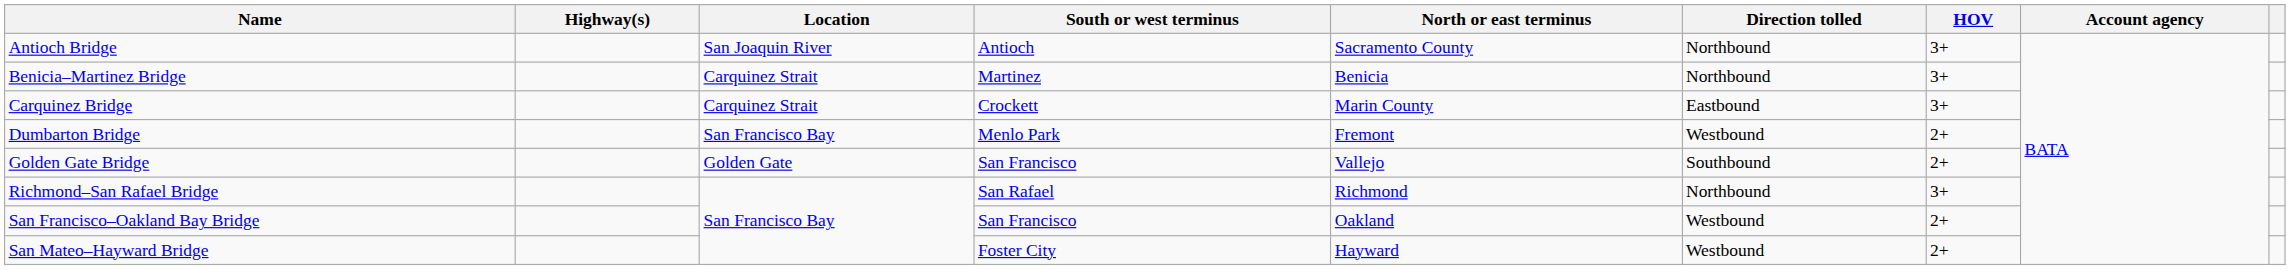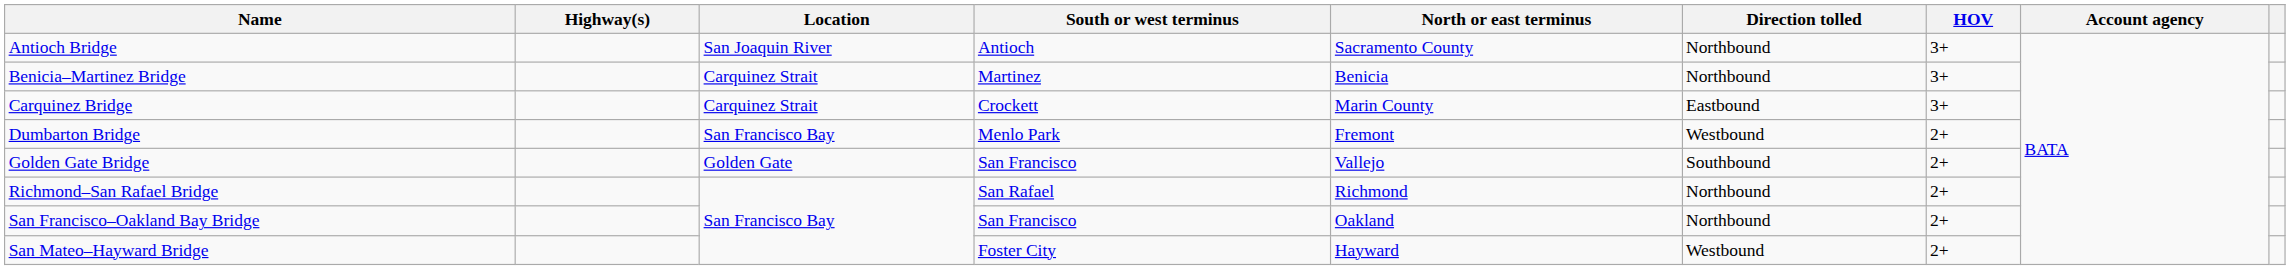(1939, 192) 3+ -> (1939, 192) 2+
(1725, 220) Westbound -> (1728, 220) Northbound
